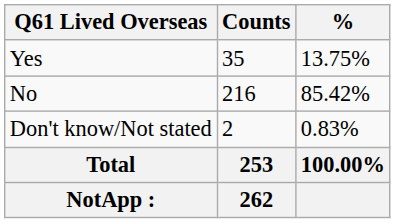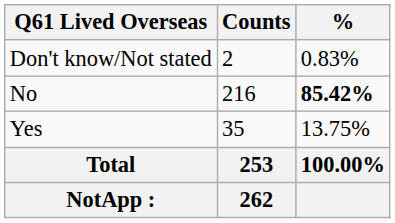rows swapped: (26, 57) <-> (111, 128)
(335, 93) normal -> (337, 93) bold
